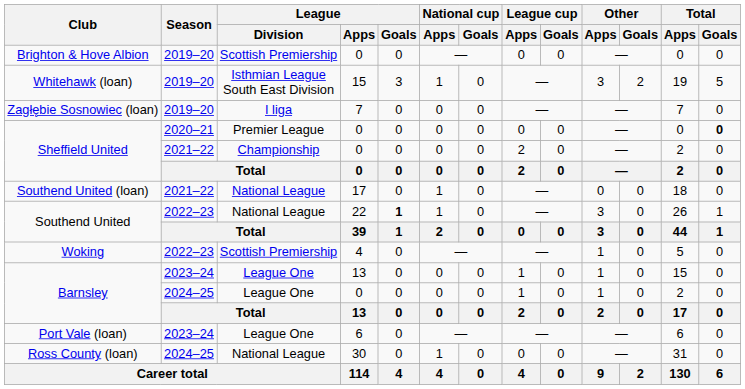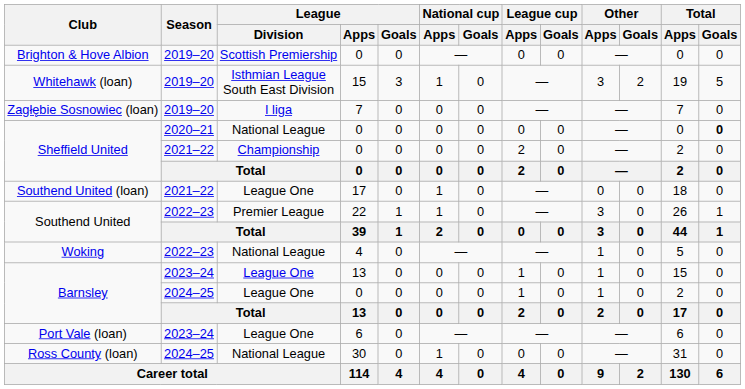(279, 130) Premier League -> (279, 130) National League
(279, 191) National League -> (279, 191) League One
(279, 211) National League -> (279, 211) Premier League
(399, 211) bold -> (399, 211) normal
(279, 252) Scottish Premiership -> (279, 252) National League
